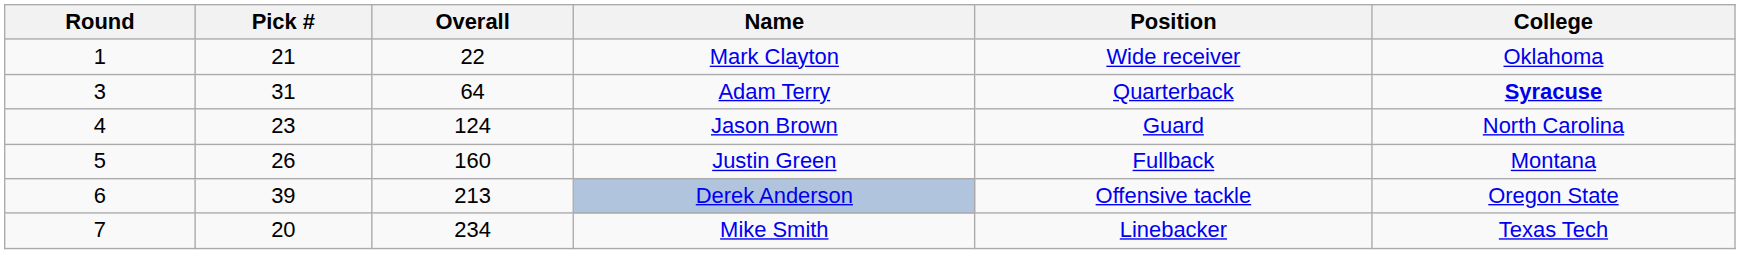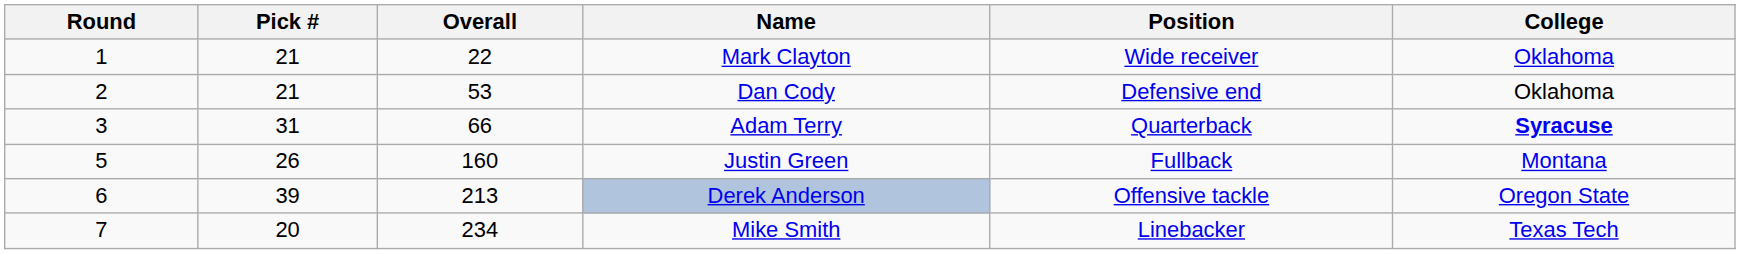+ row: (786, 91)
(473, 91) 64 -> (480, 126) 66
- row: (774, 126)
